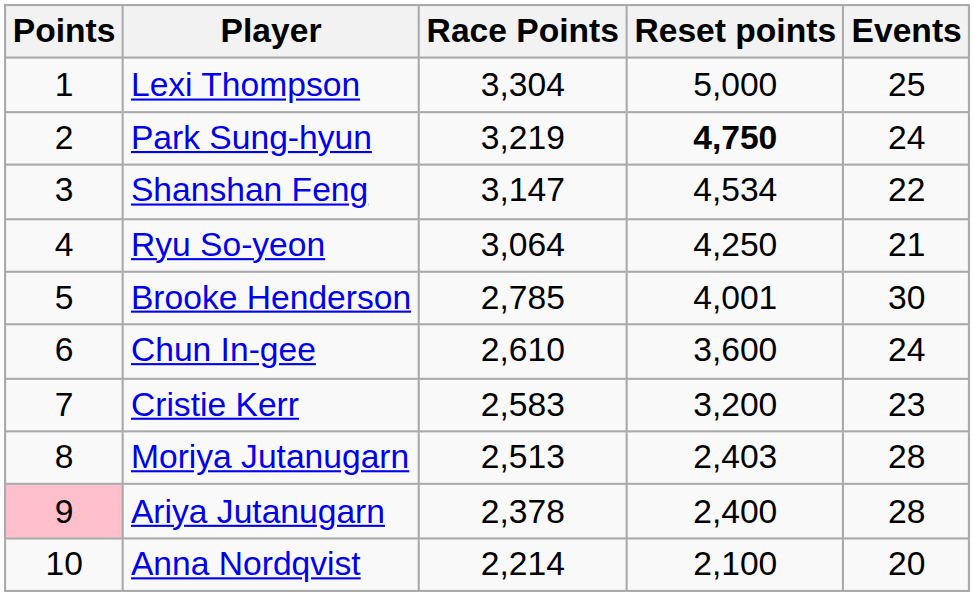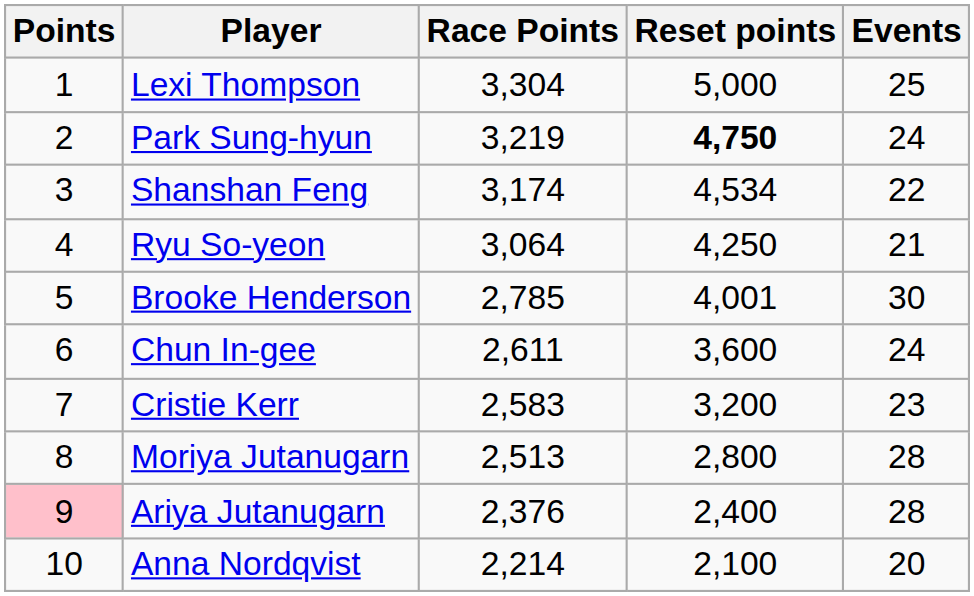(523, 191) 3,147 -> (523, 191) 3,174
(523, 350) 2,610 -> (523, 350) 2,611
(735, 457) 2,403 -> (735, 457) 2,800
(523, 510) 2,378 -> (523, 510) 2,376
